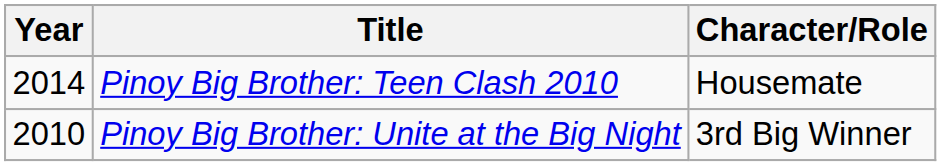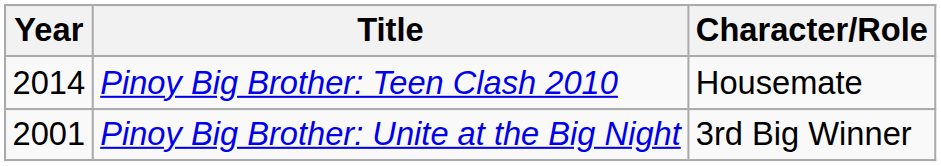(49, 133) 2010 -> (49, 133) 2001
